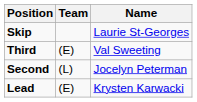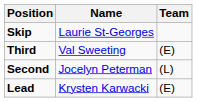columns swapped: (141, 13) <-> (73, 13)
